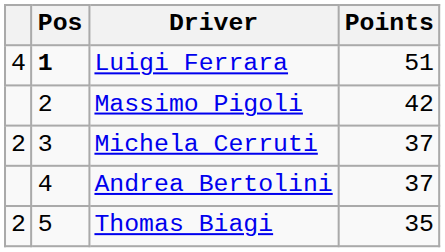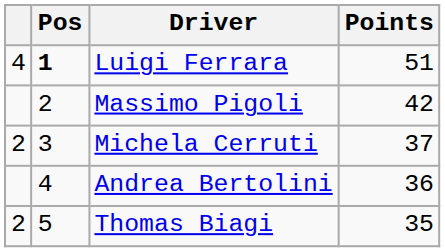(419, 186) 37 -> (419, 186) 36
